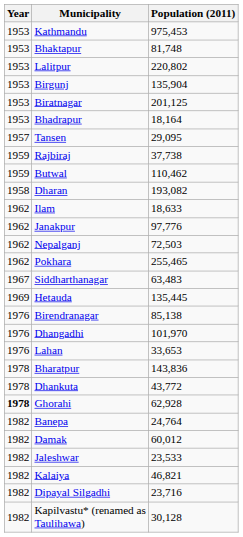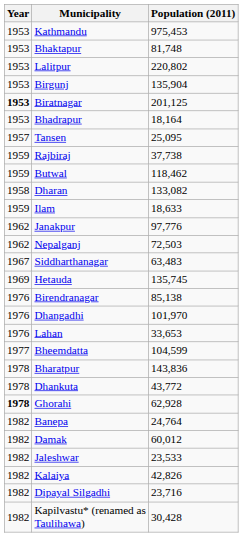(18, 102) normal -> (18, 102) bold
(166, 137) 29,095 -> (166, 137) 25,095
(169, 173) 110,462 -> (169, 173) 118,462
(169, 191) 193,082 -> (169, 191) 133,082
(18, 208) 1962 -> (18, 208) 1959
- row: (53, 262)
(169, 297) 135,445 -> (169, 279) 135,745
+ row: (61, 350)
(166, 475) 46,821 -> (166, 475) 42,826
(166, 517) 30,128 -> (166, 517) 30,428
